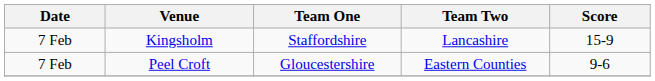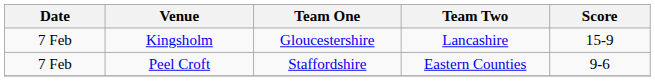(327, 40) Staffordshire -> (327, 40) Gloucestershire
(327, 64) Gloucestershire -> (327, 64) Staffordshire
